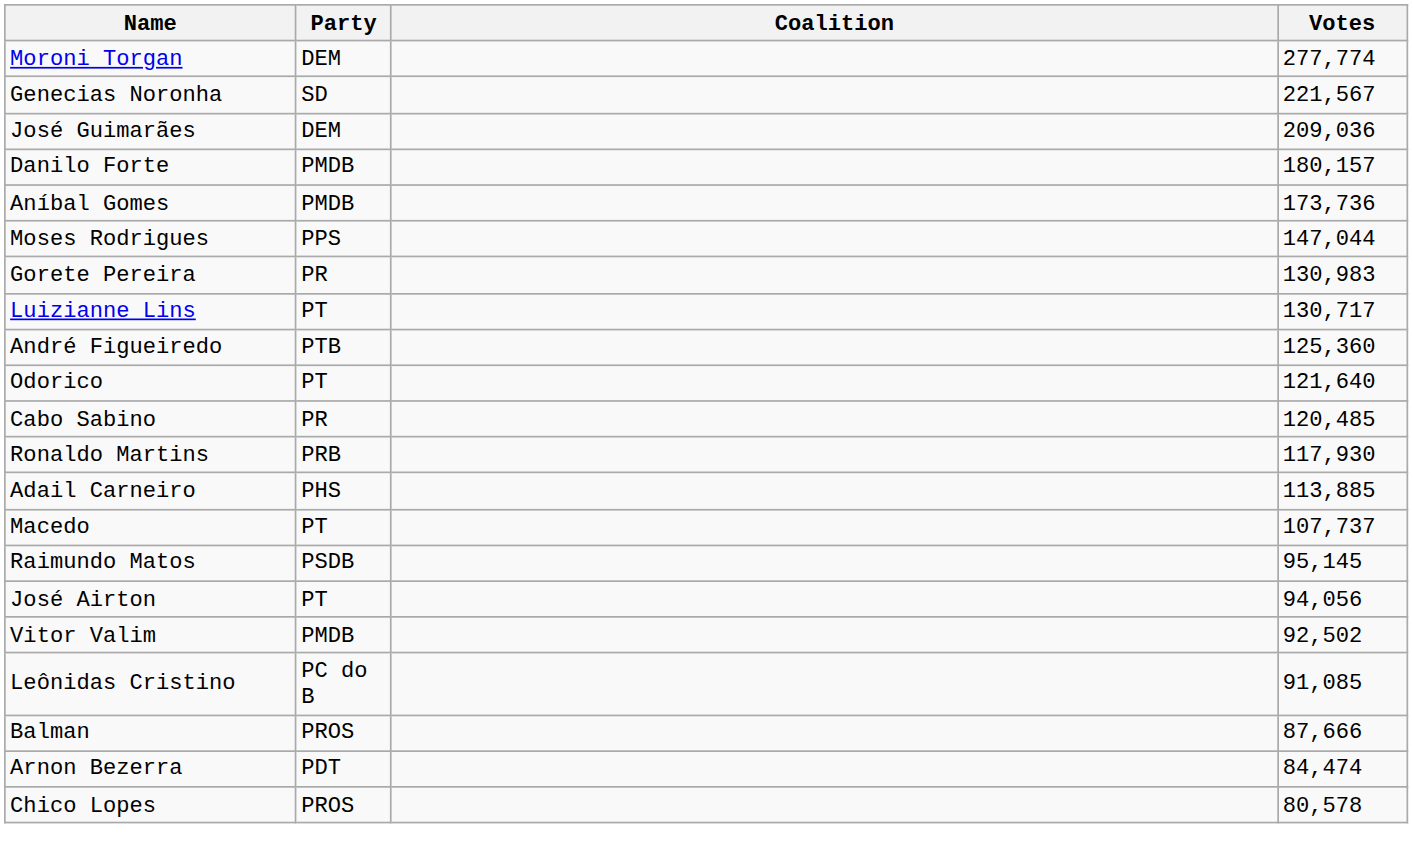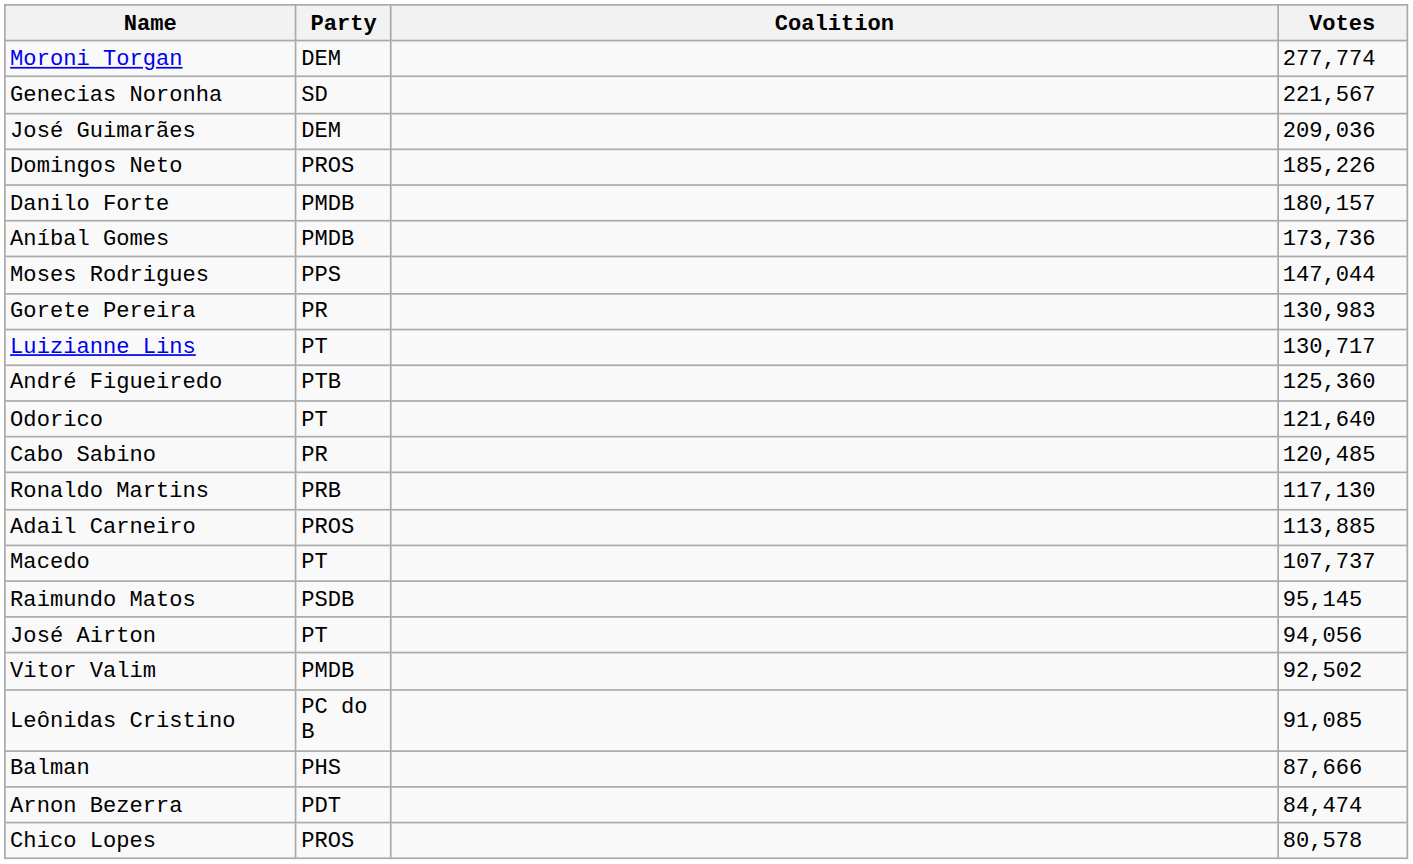+ row: (96, 167)
(1329, 455) 117,930 -> (1329, 491) 117,130
(321, 491) PHS -> (328, 527) PROS
(328, 733) PROS -> (321, 769) PHS
